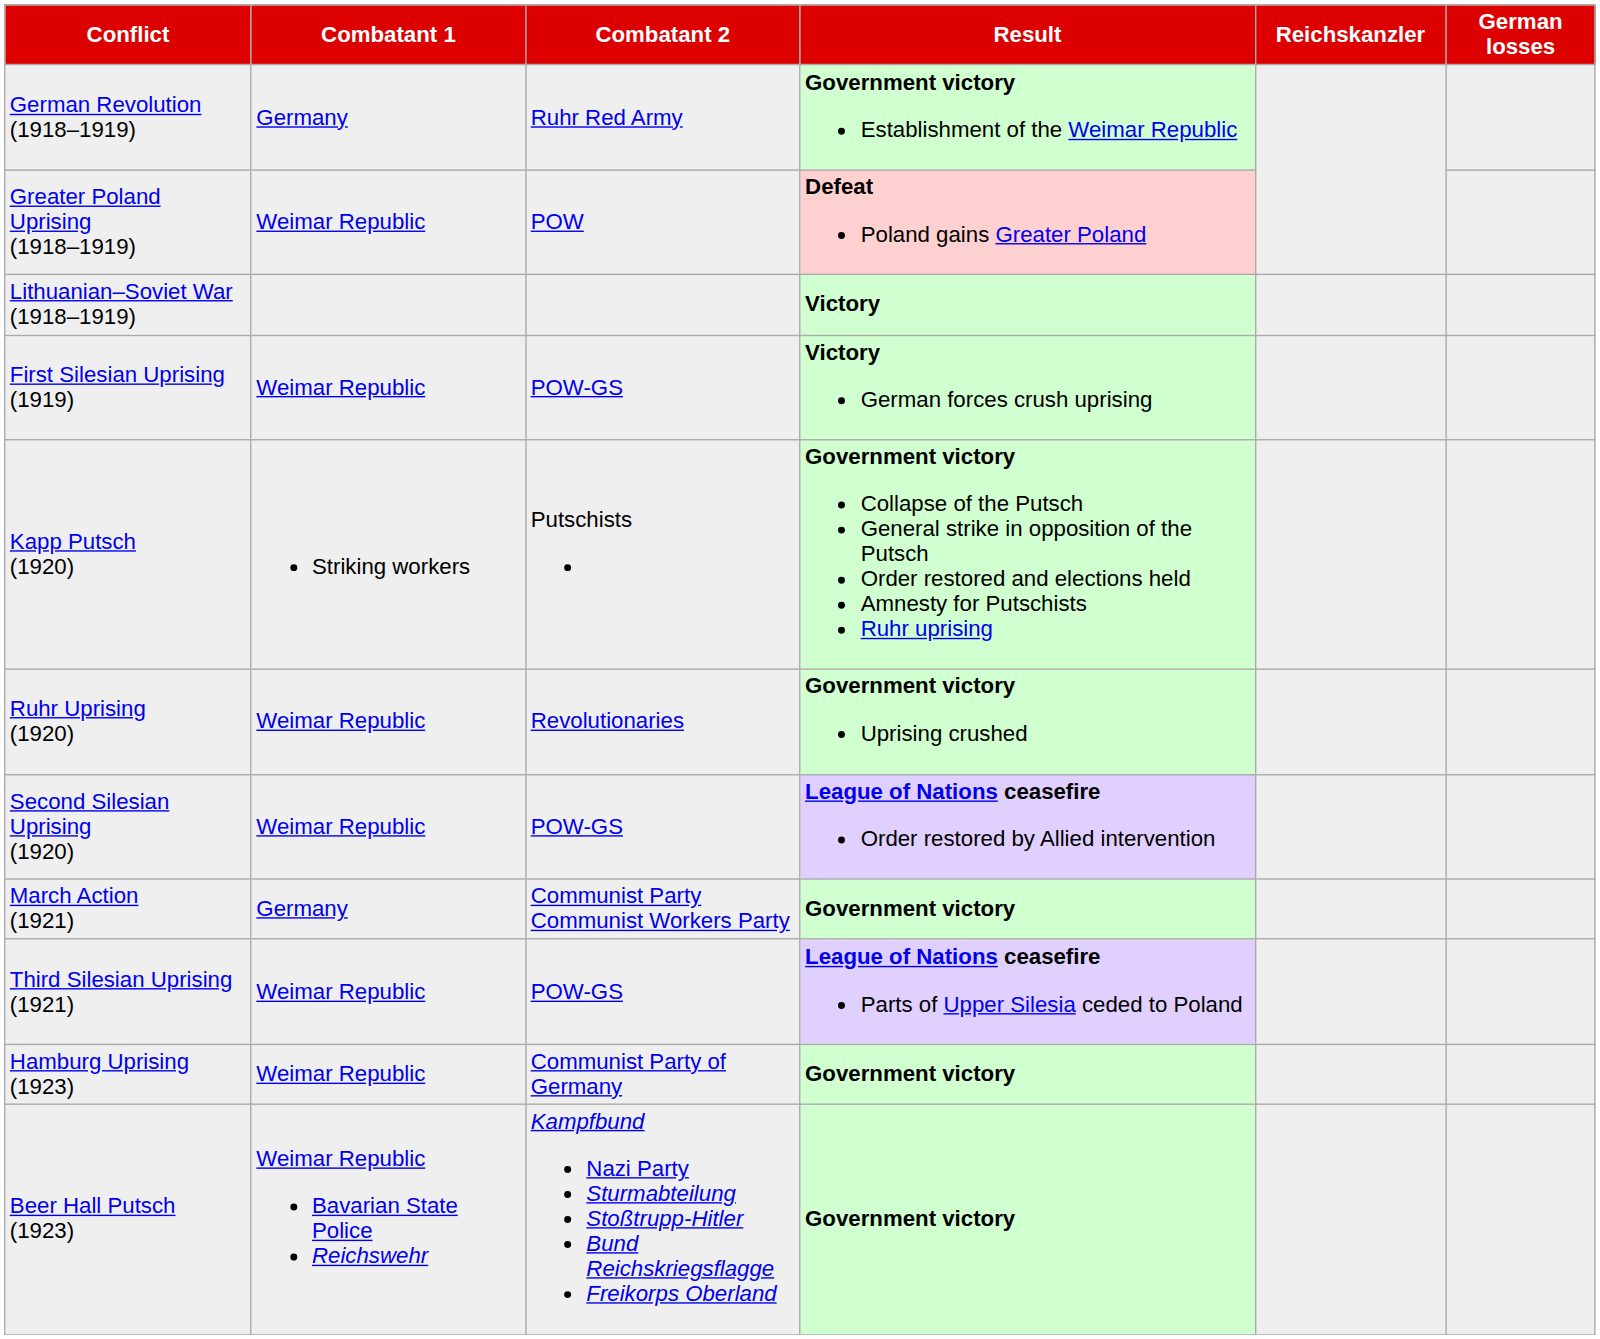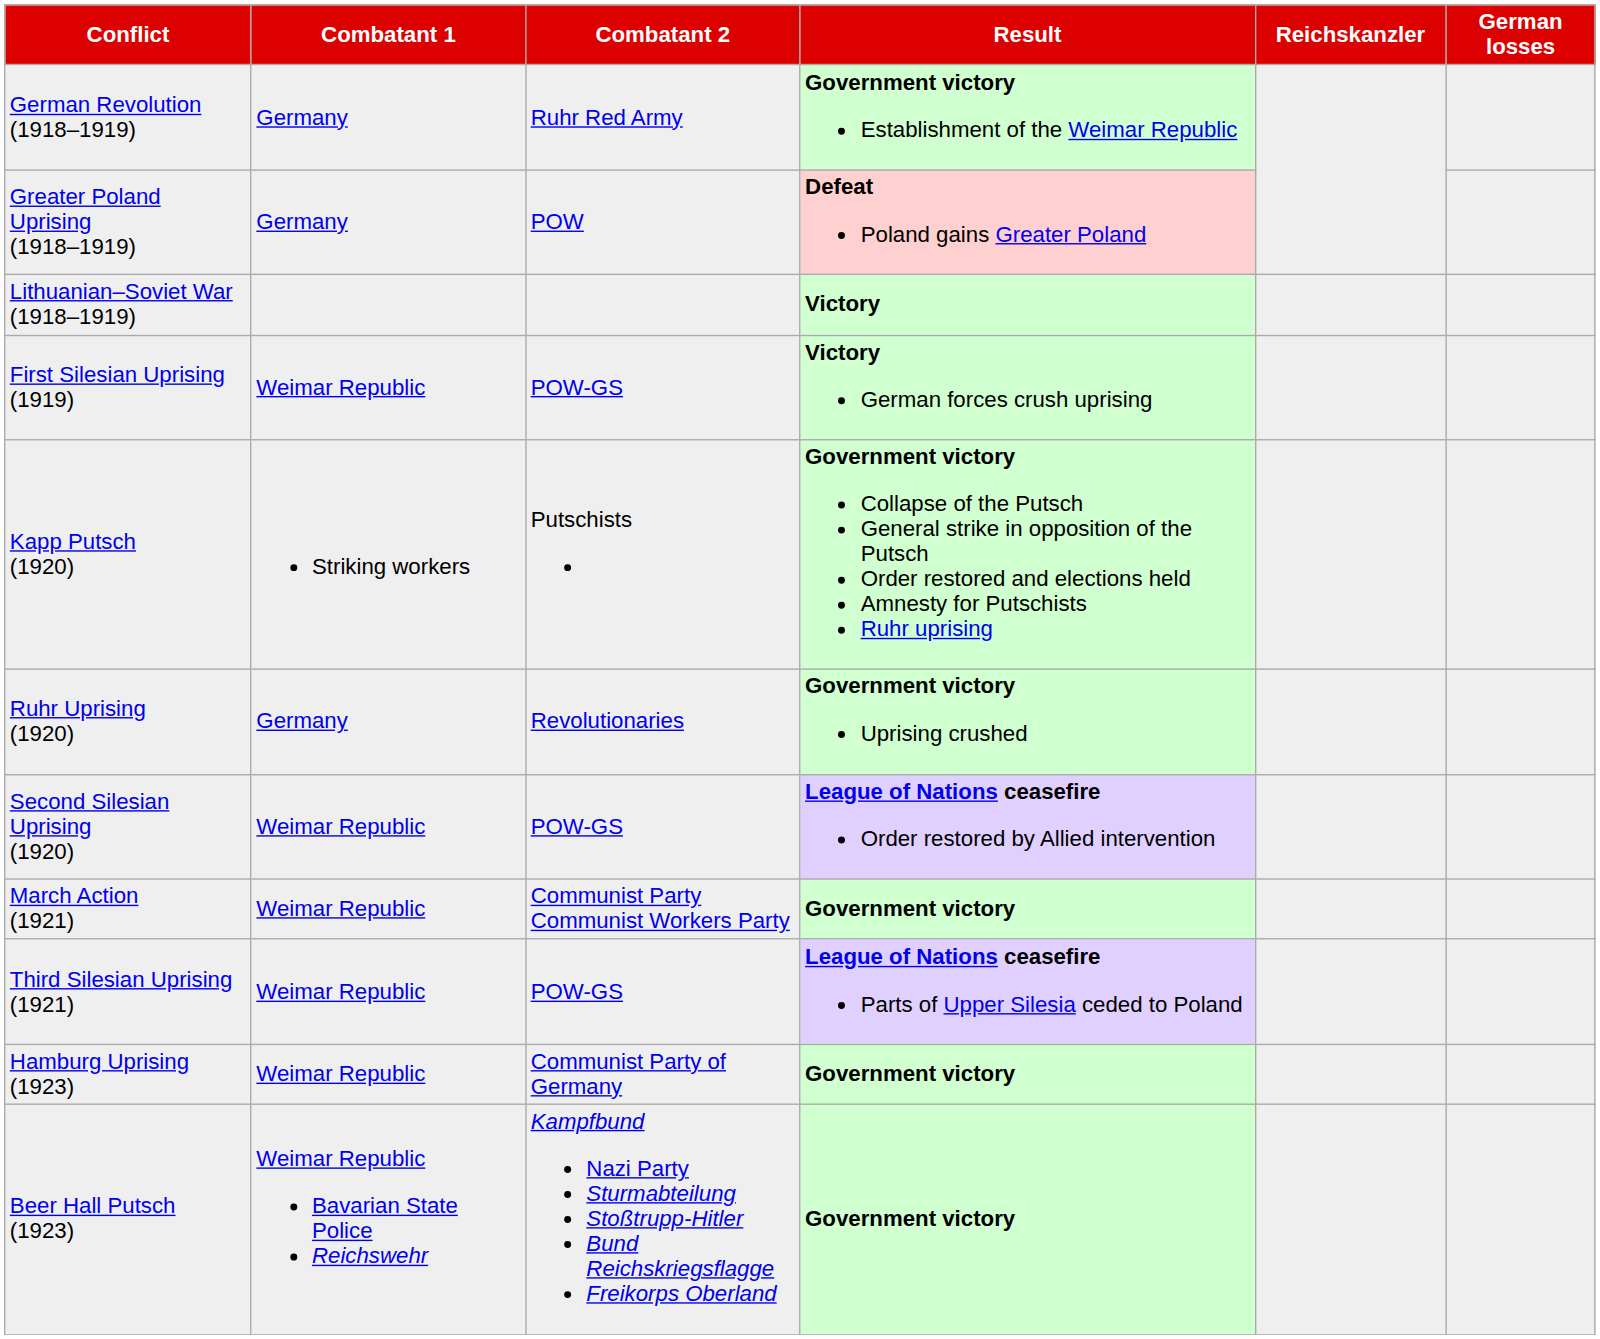(341, 221) Weimar Republic -> (302, 221) Germany
(341, 721) Weimar Republic -> (302, 721) Germany
(302, 908) Germany -> (341, 908) Weimar Republic
